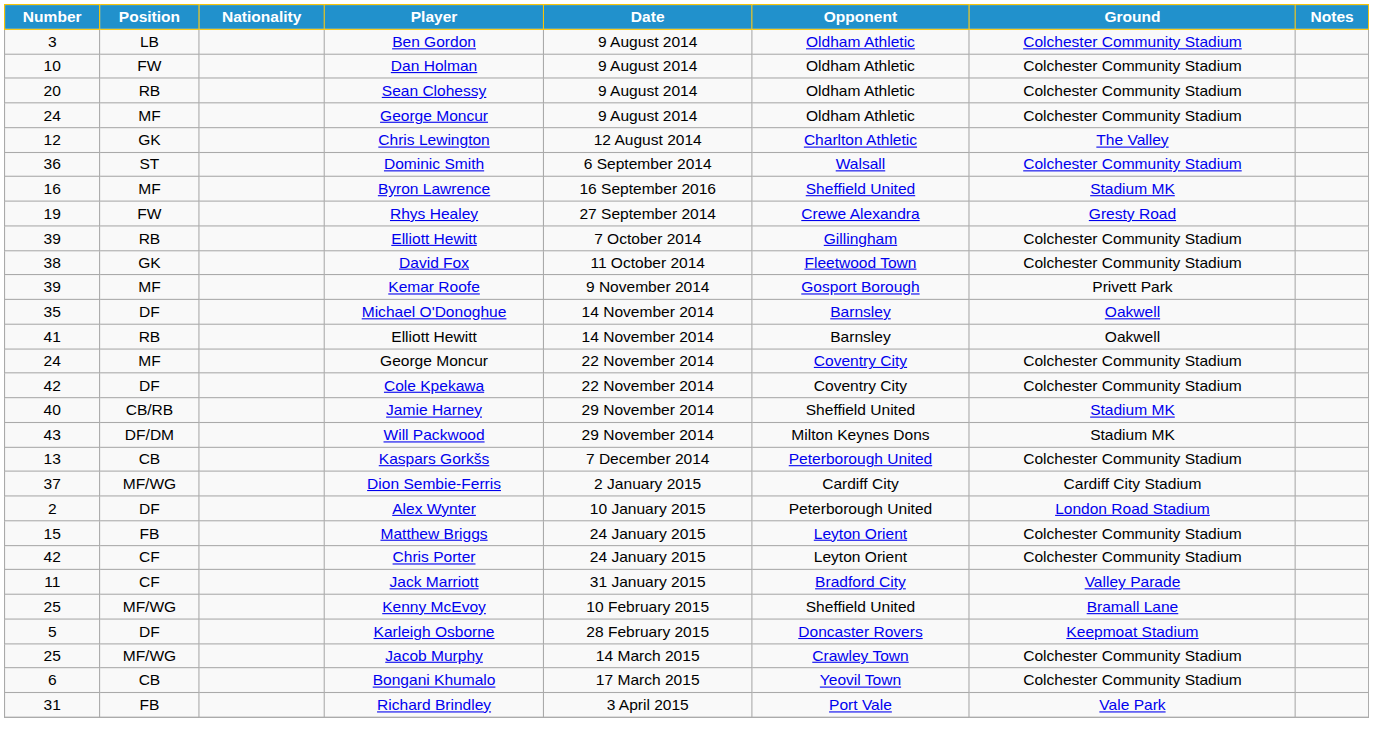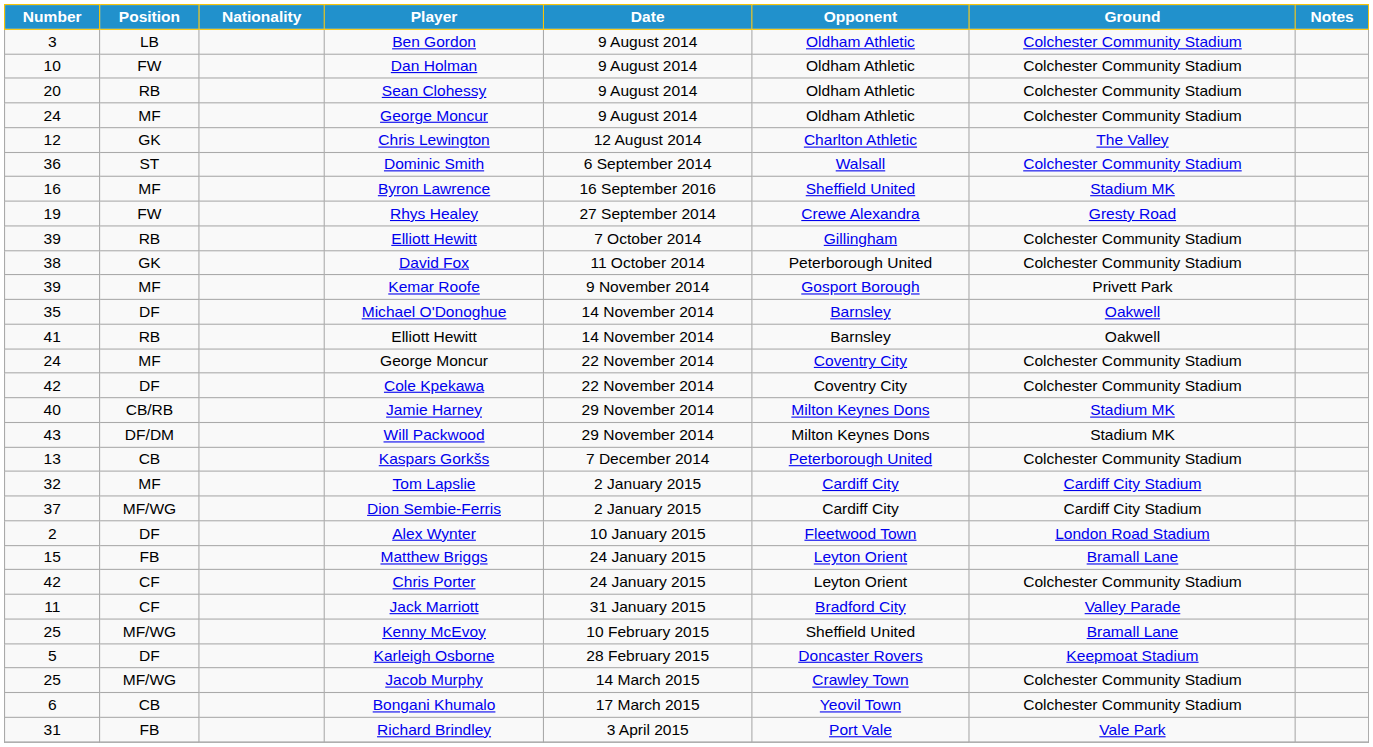(860, 263) Fleetwood Town -> (860, 263) Peterborough United
(860, 410) Sheffield United -> (860, 410) Milton Keynes Dons
+ row: (52, 484)
(860, 509) Peterborough United -> (860, 533) Fleetwood Town
(1132, 533) Colchester Community Stadium -> (1132, 558) Bramall Lane
